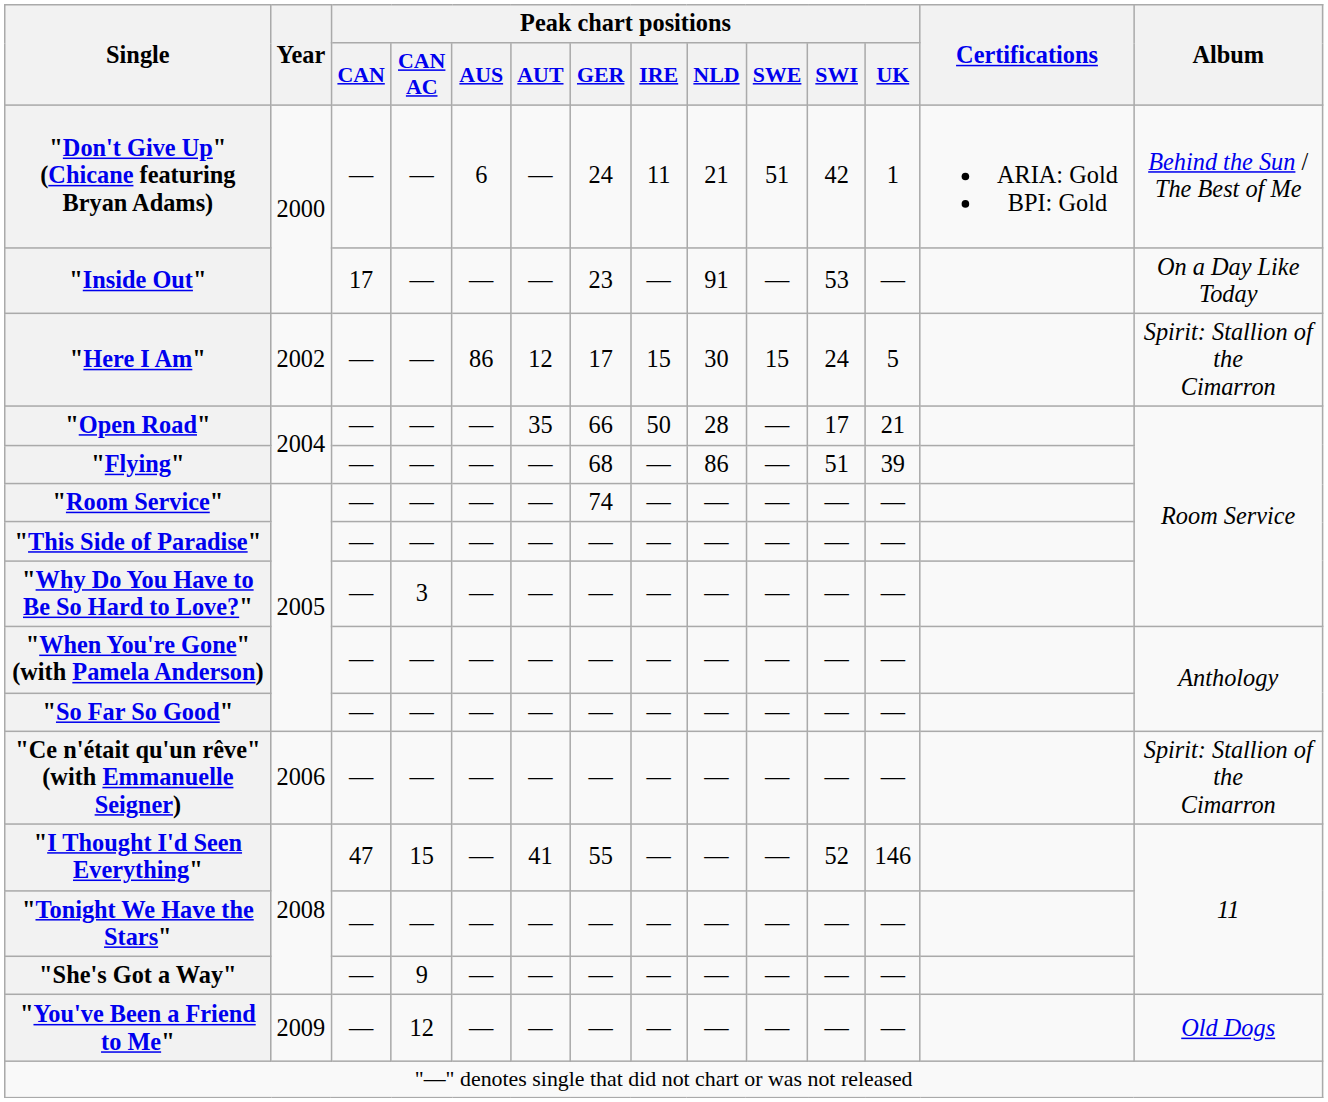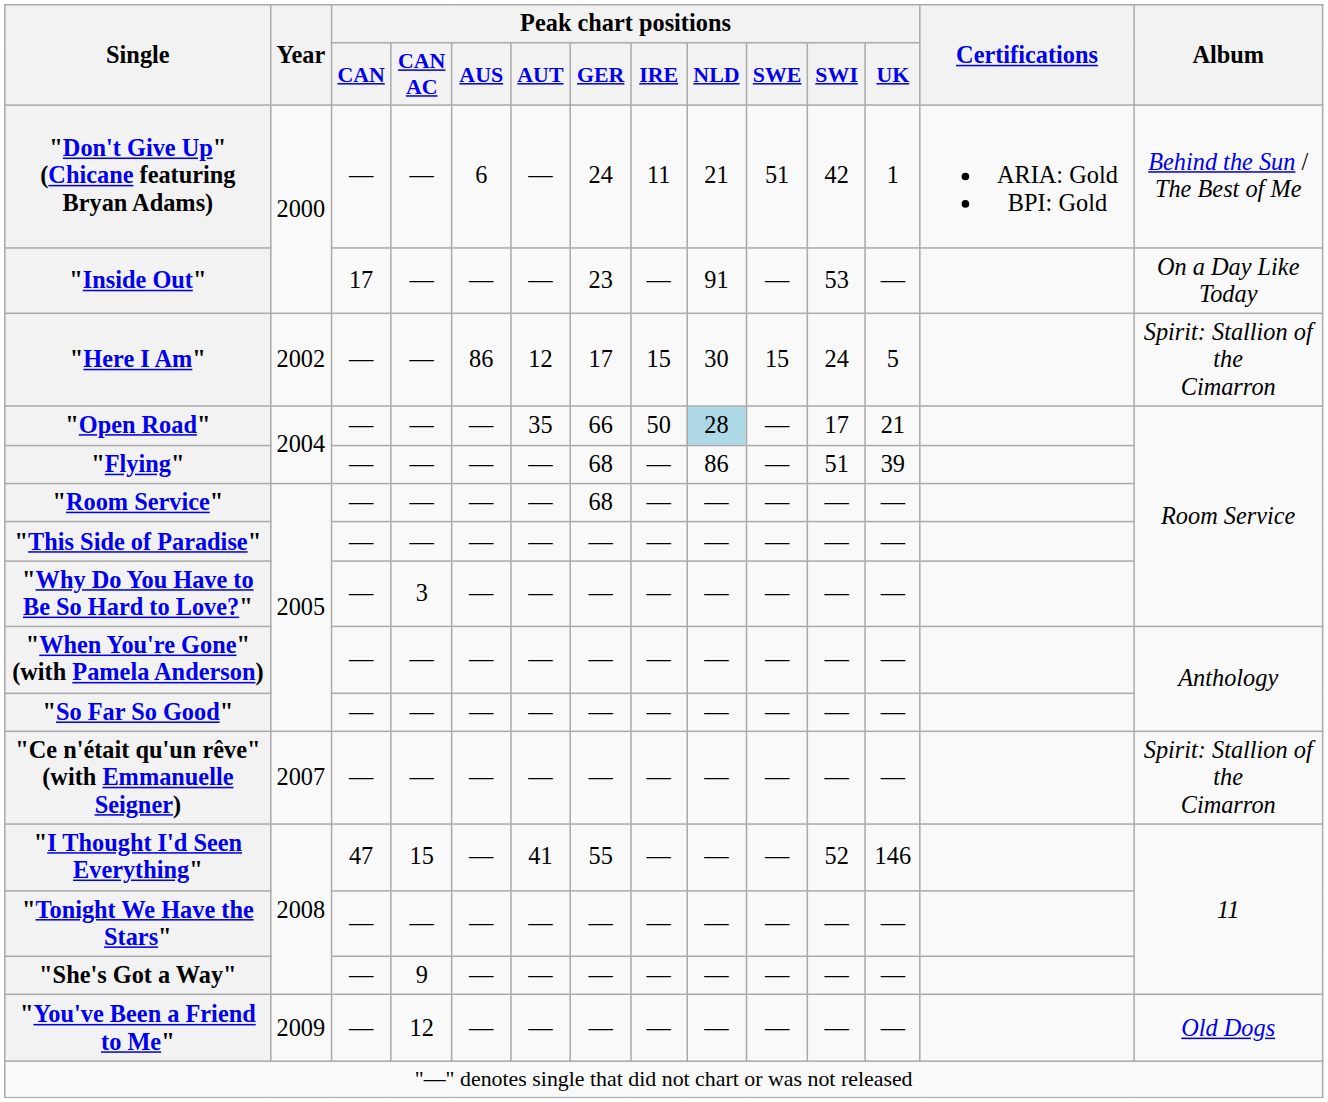(716, 425) no background -> (716, 425) lightblue background
(601, 502) 74 -> (601, 502) 68
(301, 777) 2006 -> (301, 777) 2007
